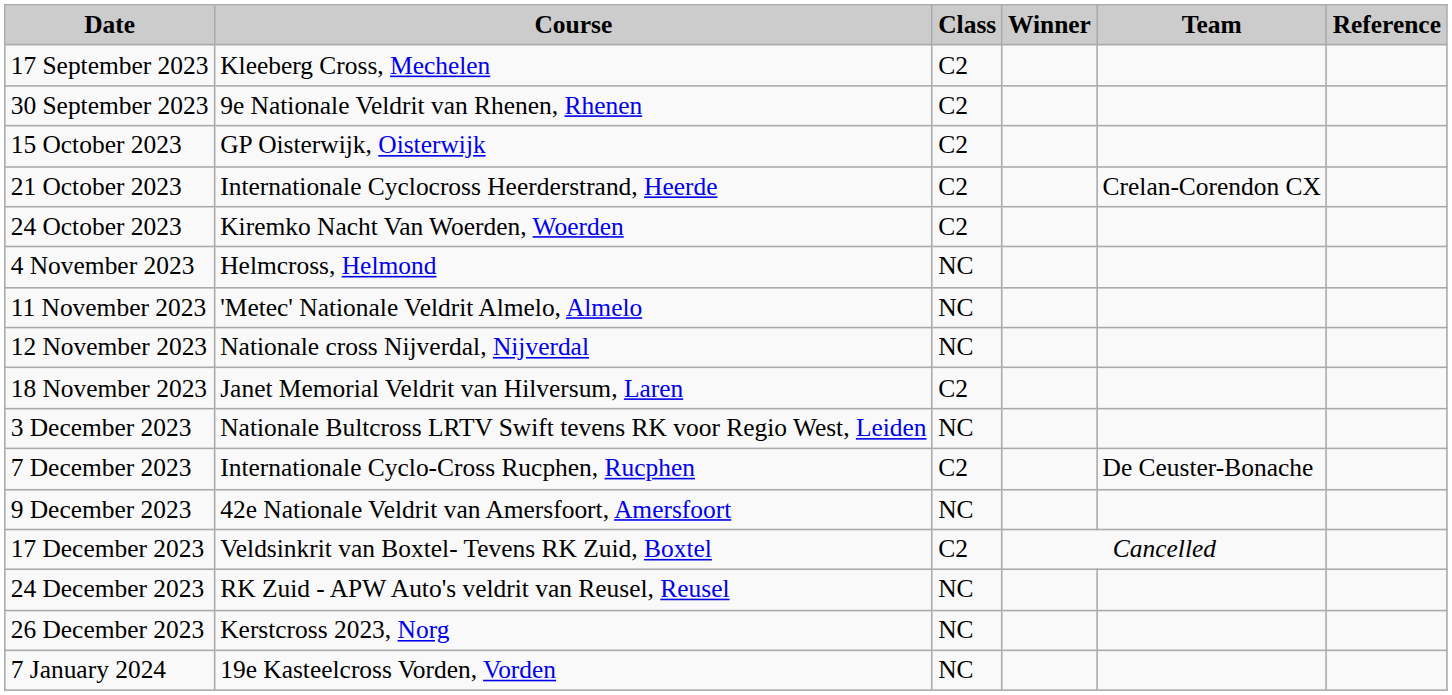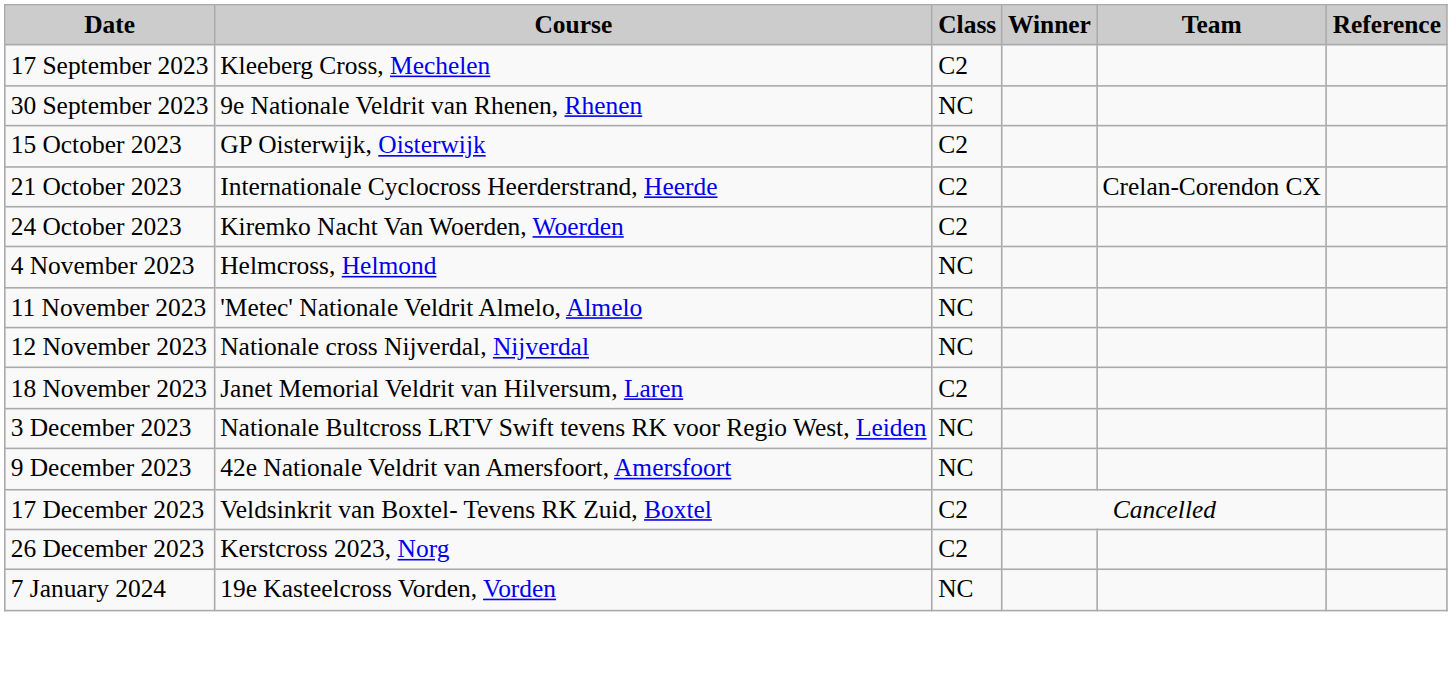(953, 105) C2 -> (956, 105) NC
- row: (101, 468)
- row: (107, 589)
(956, 629) NC -> (953, 549) C2
